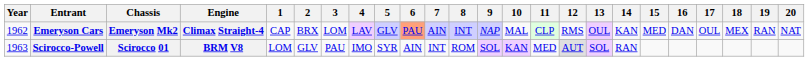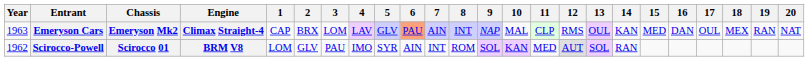(17, 30) 1962 -> (17, 30) 1963
(17, 48) 1963 -> (17, 48) 1962
